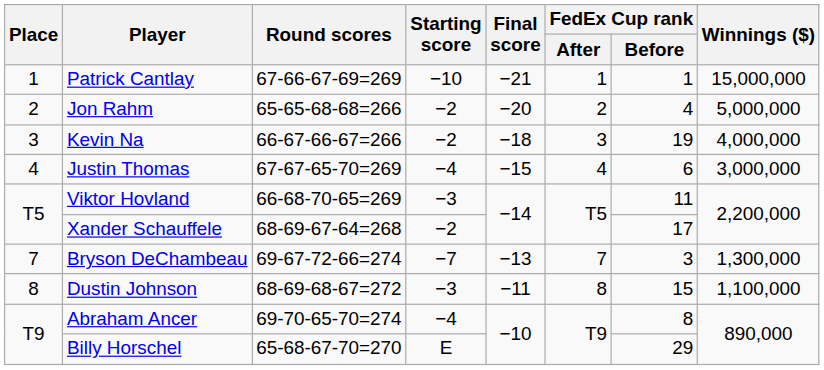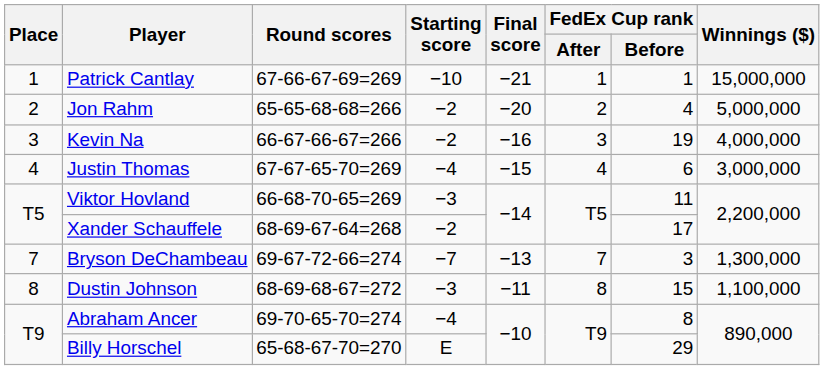(516, 139) −18 -> (516, 139) −16
